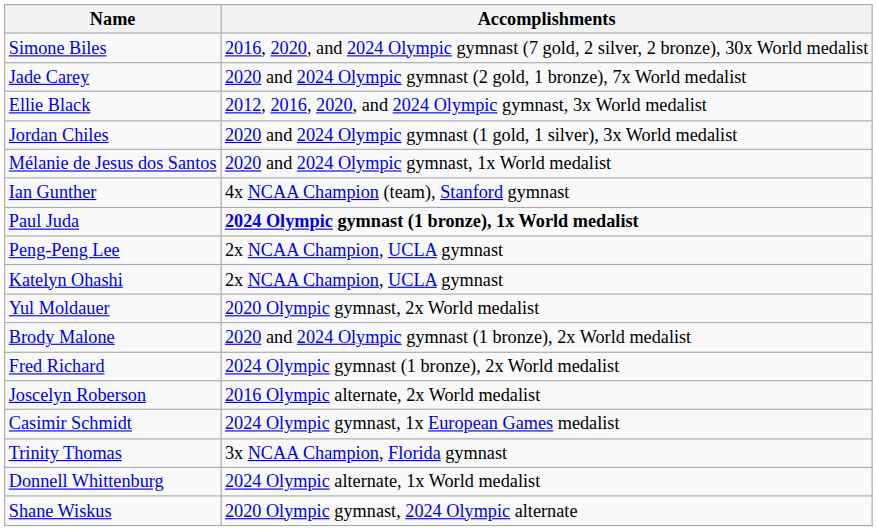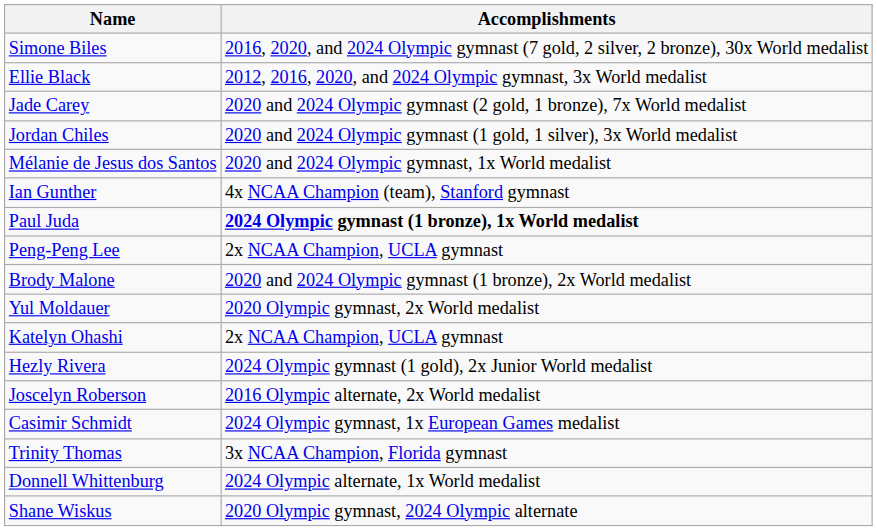rows swapped: (50, 105) <-> (49, 76)
rows swapped: (62, 337) <-> (66, 279)
- row: (57, 366)
+ row: (57, 366)
